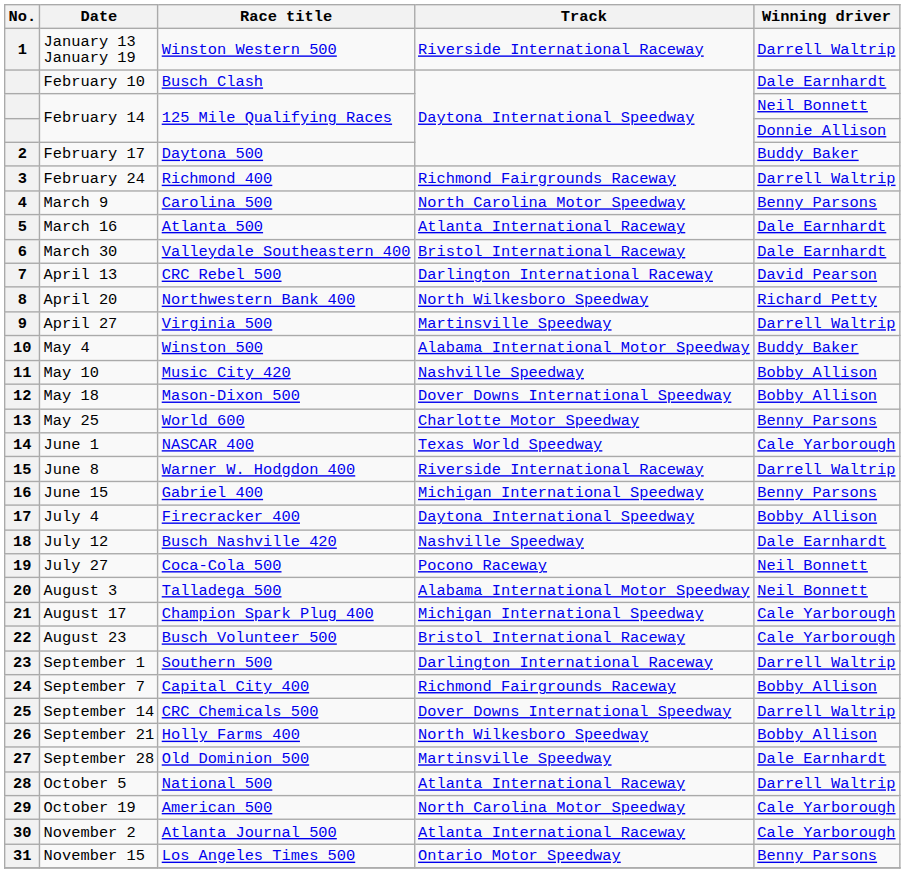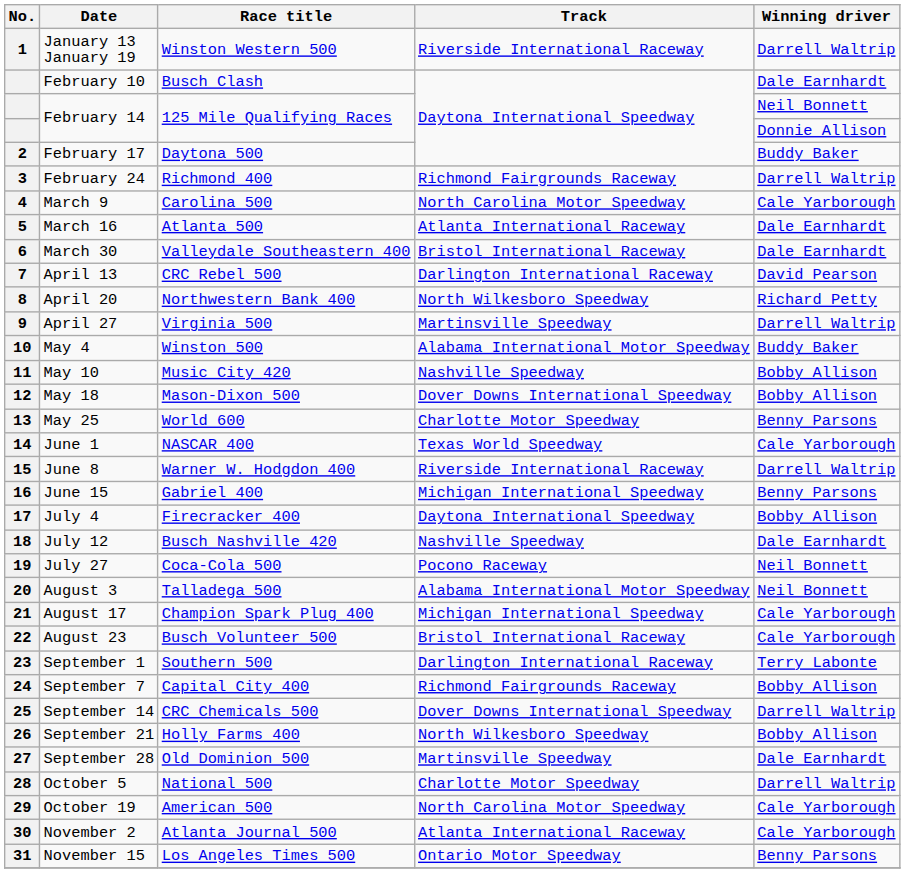(817, 203) Benny Parsons -> (826, 203) Cale Yarborough
(826, 663) Darrell Waltrip -> (817, 663) Terry Labonte
(552, 784) Atlanta International Raceway -> (529, 784) Charlotte Motor Speedway
